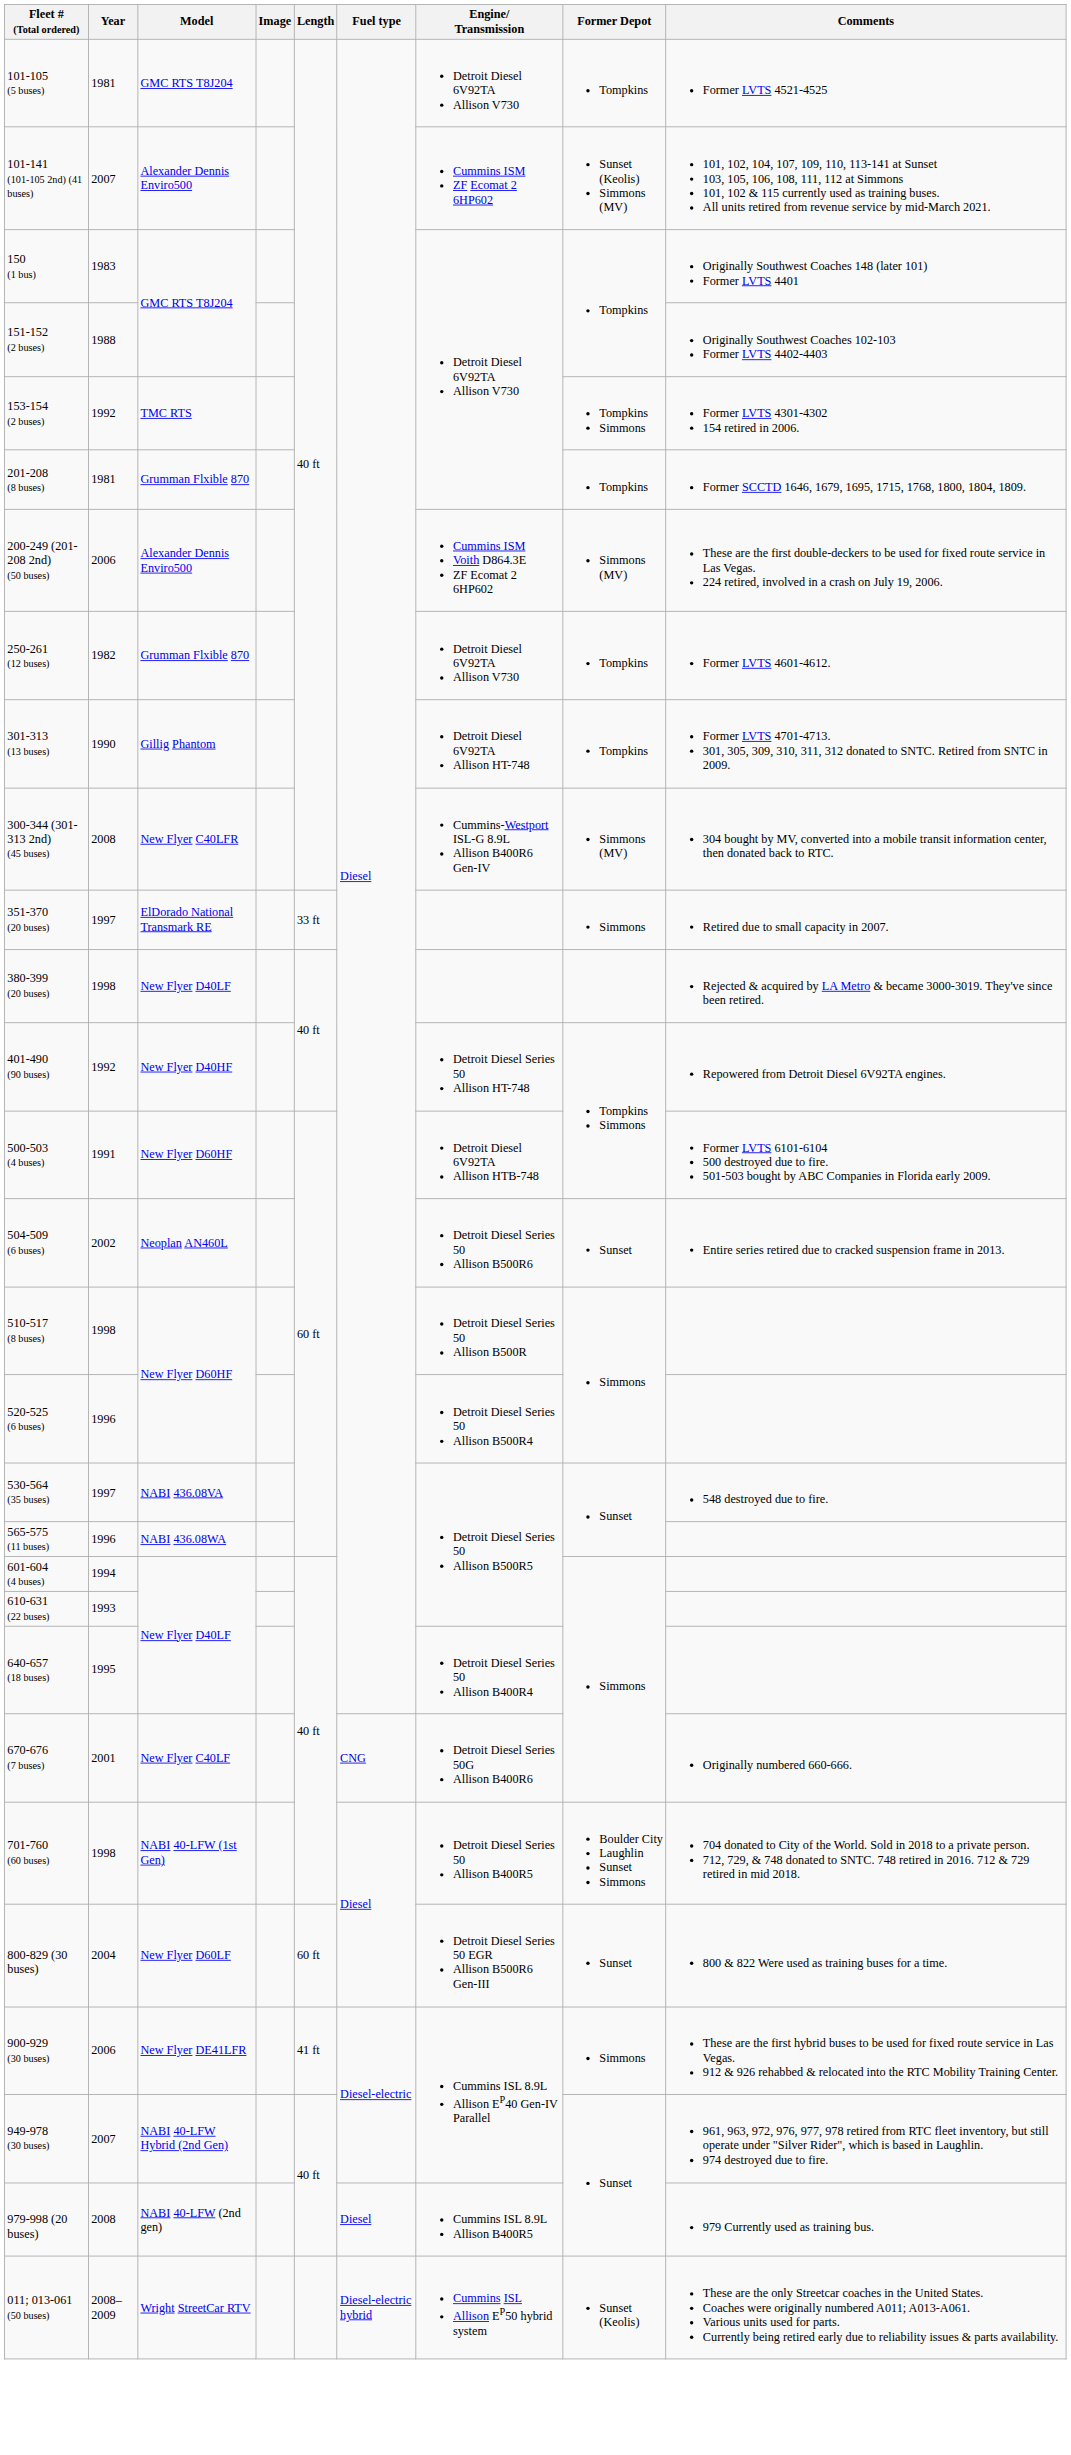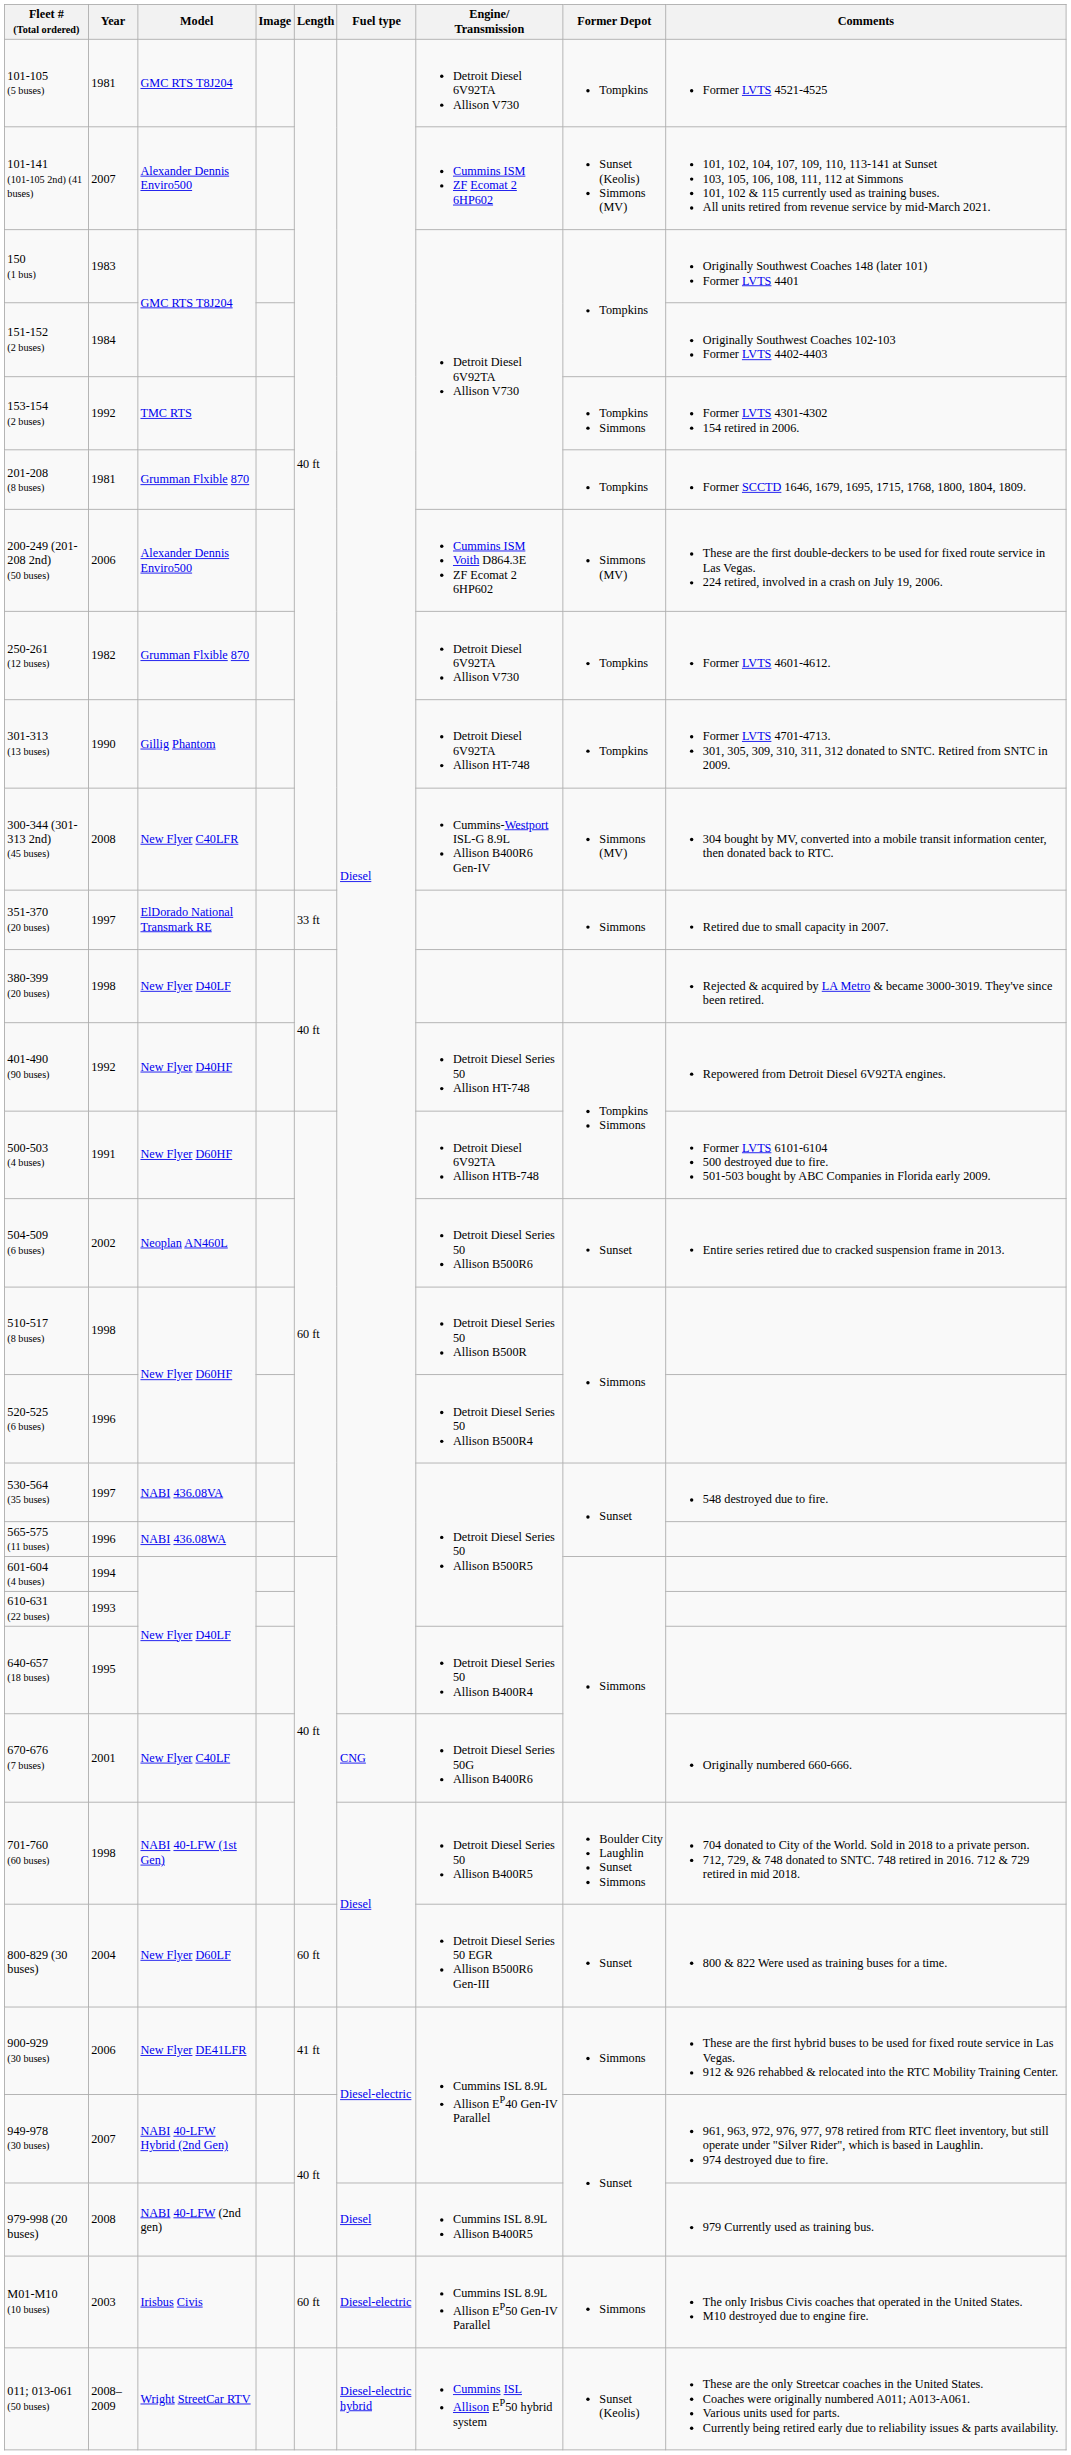(103, 340) 1988 -> (103, 340) 1984
+ row: (32, 2302)
